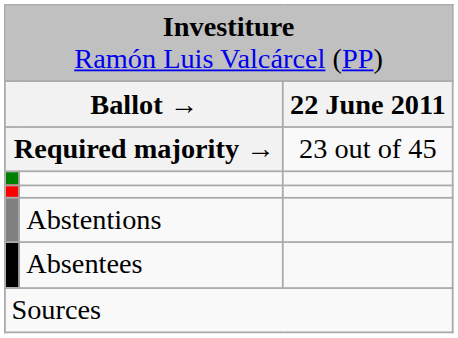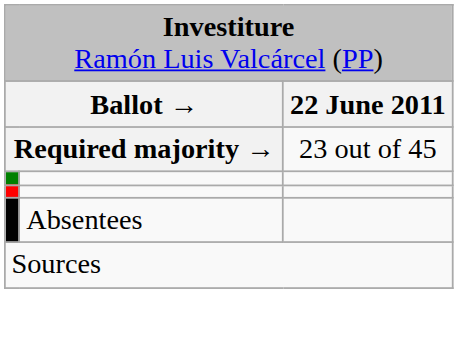- row: (12, 220)
